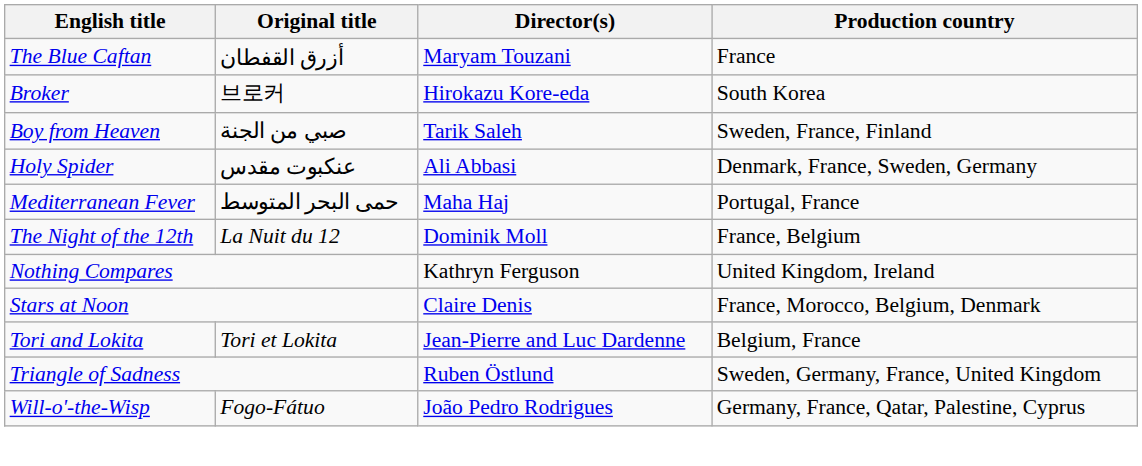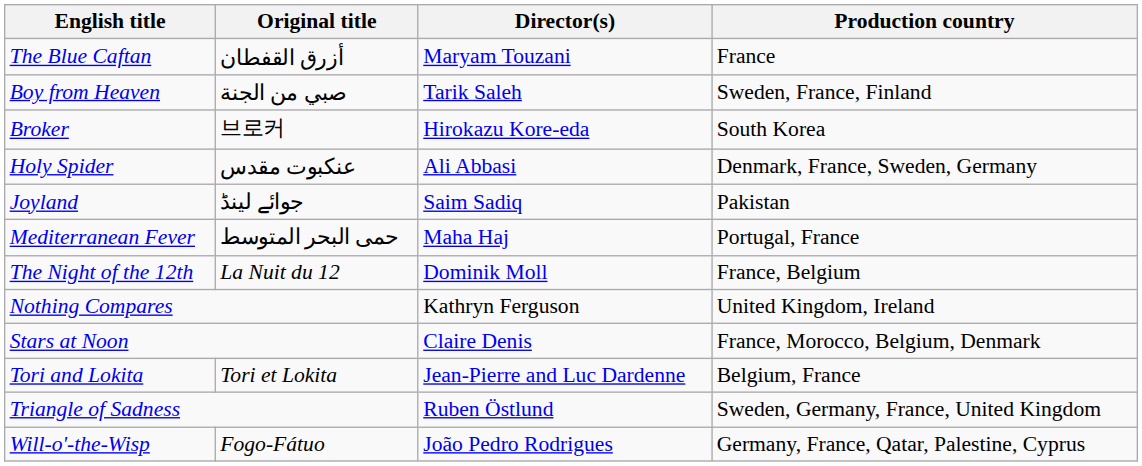rows swapped: (85, 130) <-> (39, 93)
+ row: (44, 201)
